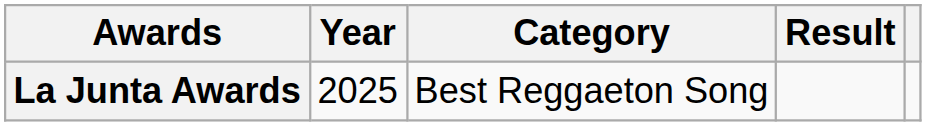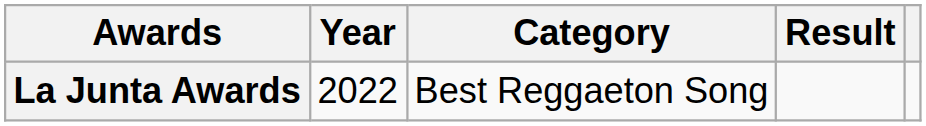(358, 90) 2025 -> (358, 90) 2022
